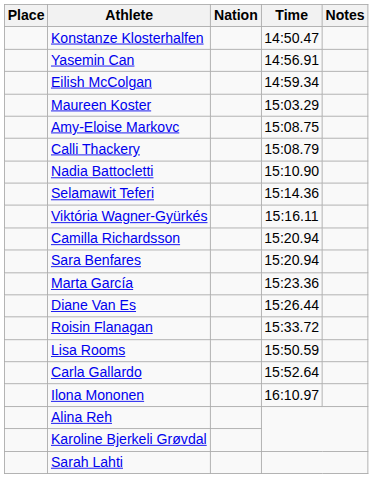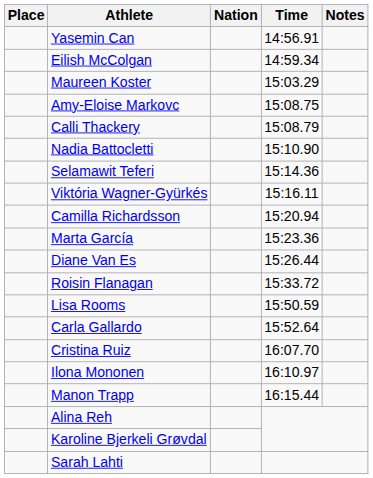- row: (127, 37)
- row: (96, 261)
+ row: (91, 350)
+ row: (92, 395)
